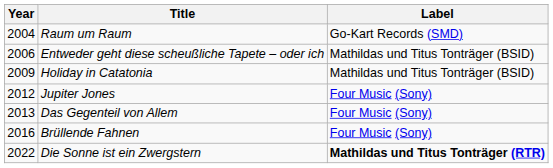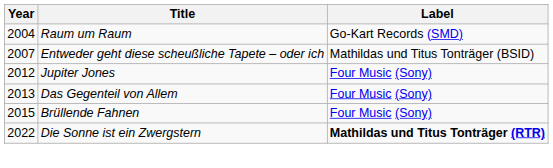(21, 53) 2006 -> (21, 53) 2007
- row: (97, 73)
(21, 133) 2016 -> (21, 113) 2015
